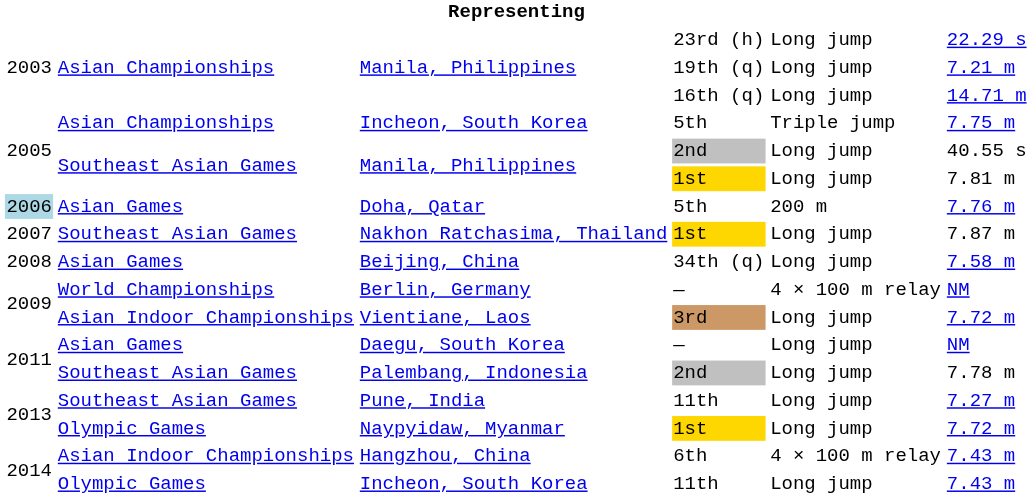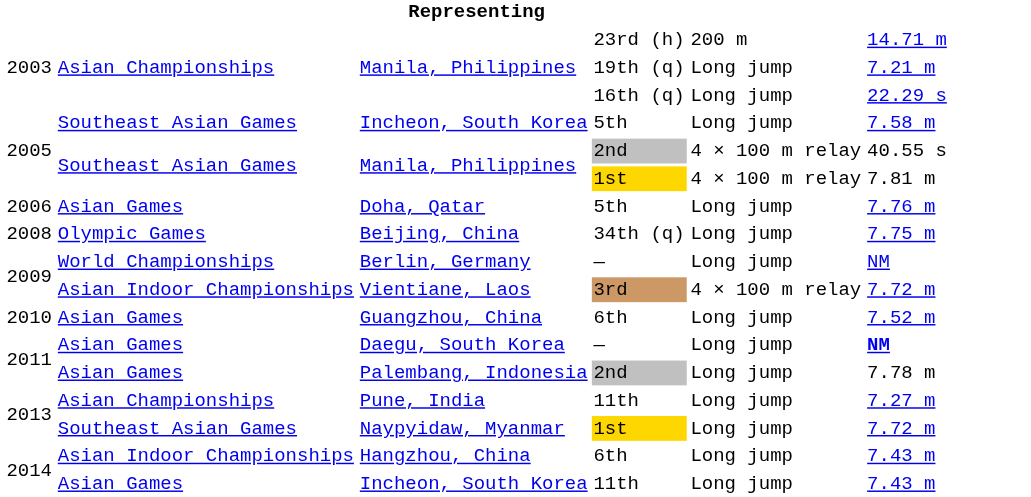(821, 40) Long jump -> (719, 40) 200 m
(987, 40) 22.29 s -> (907, 40) 14.71 m
(987, 96) 14.71 m -> (907, 96) 22.29 s
(166, 123) Asian Championships -> (177, 123) Southeast Asian Games
(833, 123) Triple jump -> (742, 123) Long jump
(981, 123) 7.75 m -> (901, 123) 7.58 m
(821, 151) Long jump -> (776, 151) 4 × 100 m relay
(821, 179) Long jump -> (776, 179) 4 × 100 m relay
(29, 207) lightblue background -> (29, 207) no background
(799, 207) 200 m -> (742, 207) Long jump
- row: (514, 234)
(120, 262) Asian Games -> (132, 234) Olympic Games
(981, 262) 7.58 m -> (901, 234) 7.75 m
(856, 290) 4 × 100 m relay -> (742, 262) Long jump
(821, 317) Long jump -> (776, 290) 4 × 100 m relay
+ row: (451, 317)
(958, 345) normal -> (879, 345) bold
(177, 373) Southeast Asian Games -> (120, 373) Asian Games
(177, 401) Southeast Asian Games -> (166, 401) Asian Championships
(132, 428) Olympic Games -> (177, 428) Southeast Asian Games
(856, 456) 4 × 100 m relay -> (742, 456) Long jump
(132, 484) Olympic Games -> (120, 484) Asian Games
